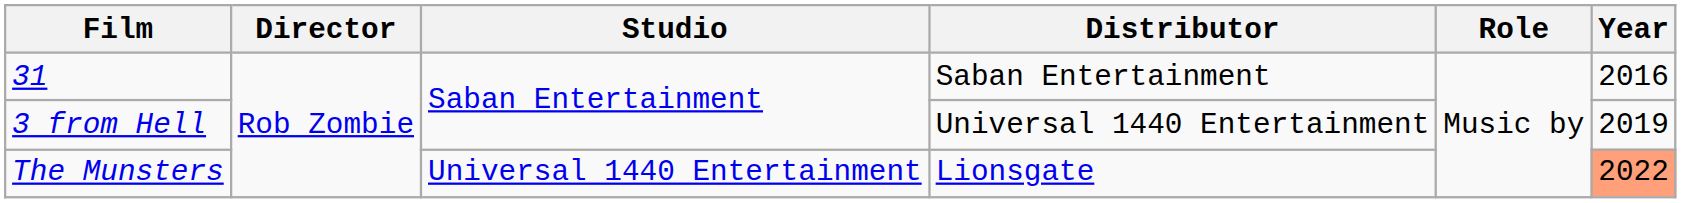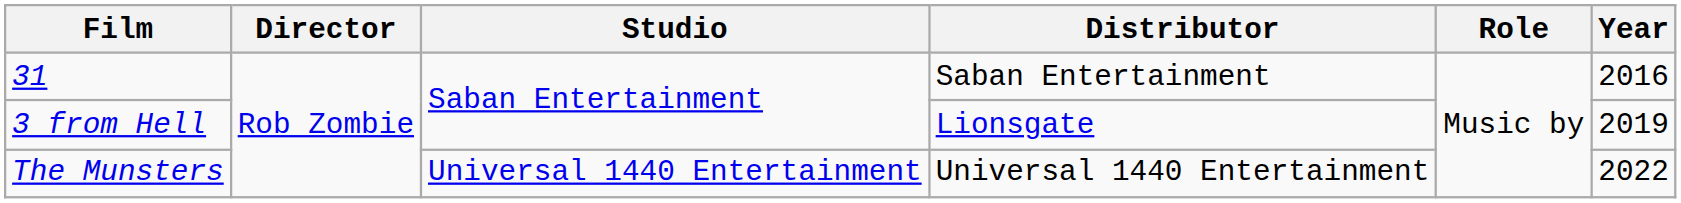(1182, 125) Universal 1440 Entertainment -> (1015, 125) Lionsgate
(1015, 173) Lionsgate -> (1182, 173) Universal 1440 Entertainment
(1634, 173) lightsalmon background -> (1634, 173) no background
